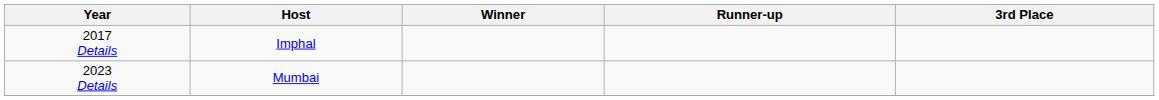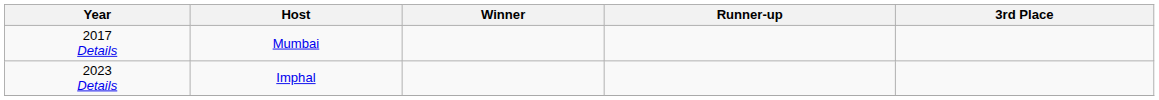(296, 43) Imphal -> (296, 43) Mumbai
(296, 78) Mumbai -> (296, 78) Imphal
